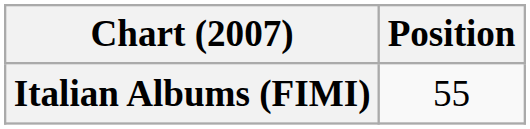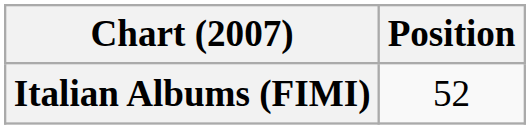(452, 92) 55 -> (452, 92) 52
